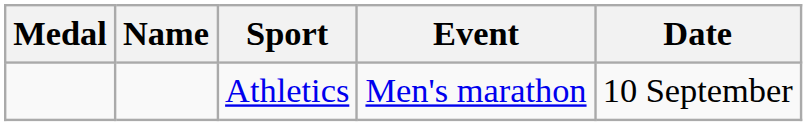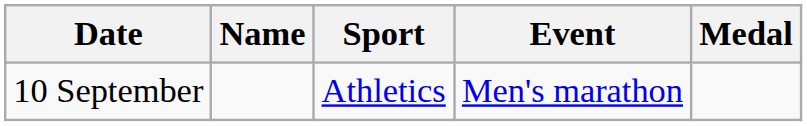columns swapped: (60, 33) <-> (698, 33)
